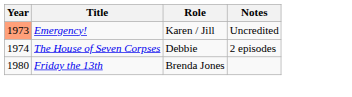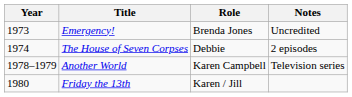(18, 30) lightsalmon background -> (18, 30) no background
(190, 30) Karen / Jill -> (223, 30) Brenda Jones
+ row: (94, 65)
(195, 65) Brenda Jones -> (218, 83) Karen / Jill
